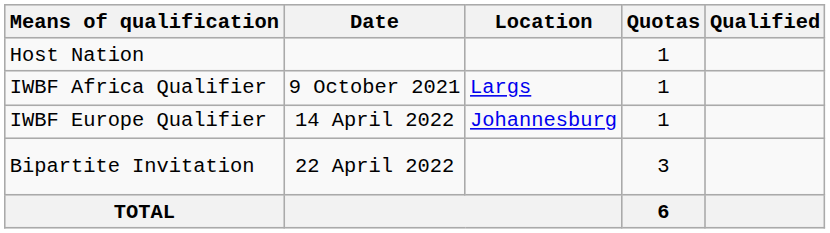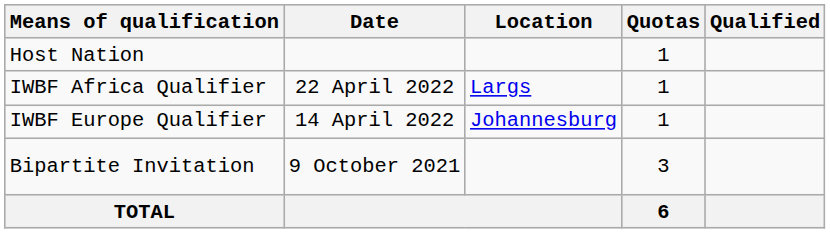(375, 88) 9 October 2021 -> (375, 88) 22 April 2022
(375, 166) 22 April 2022 -> (375, 166) 9 October 2021
